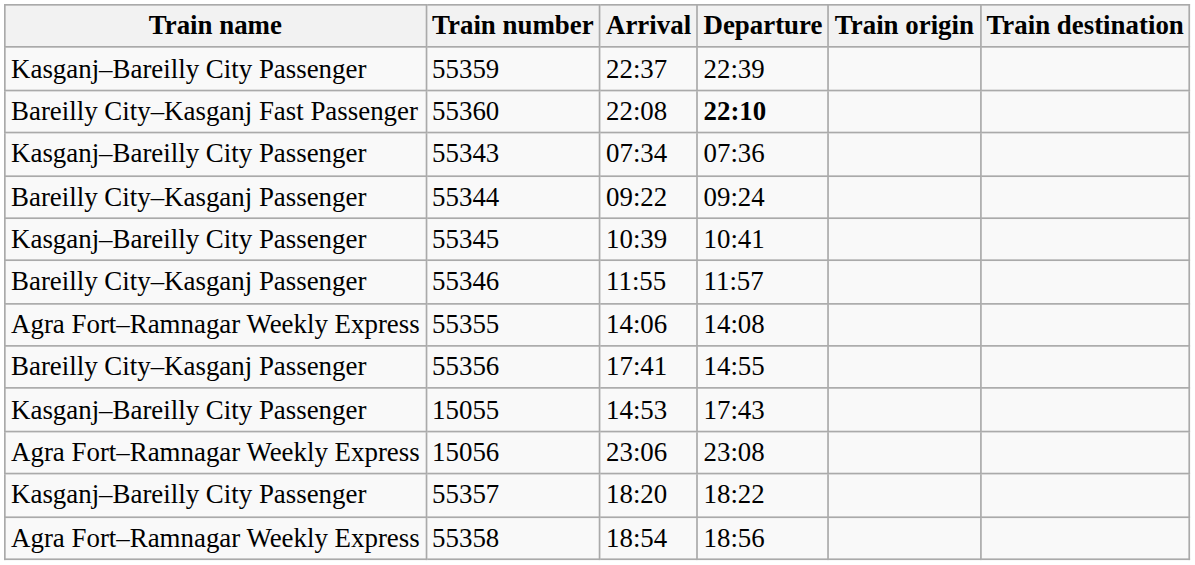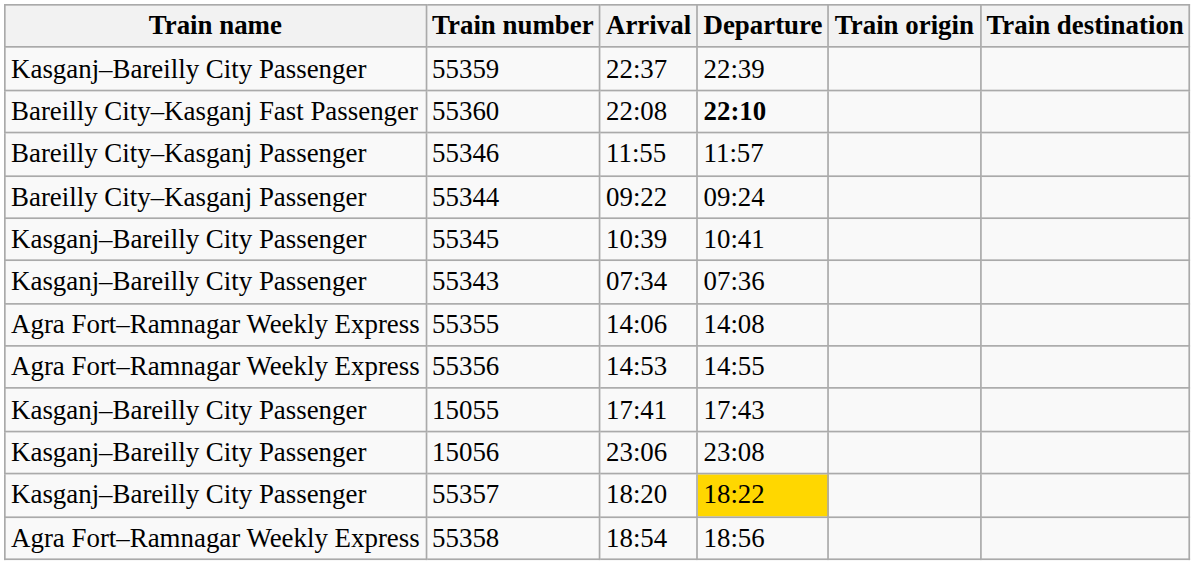rows swapped: (466, 153) <-> (466, 281)
(189, 366) Bareilly City–Kasganj Passenger -> (215, 366) Agra Fort–Ramnagar Weekly Express
(637, 366) 17:41 -> (637, 366) 14:53
(637, 409) 14:53 -> (637, 409) 17:41
(215, 452) Agra Fort–Ramnagar Weekly Express -> (189, 452) Kasganj–Bareilly City Passenger
(734, 494) no background -> (734, 494) gold background
